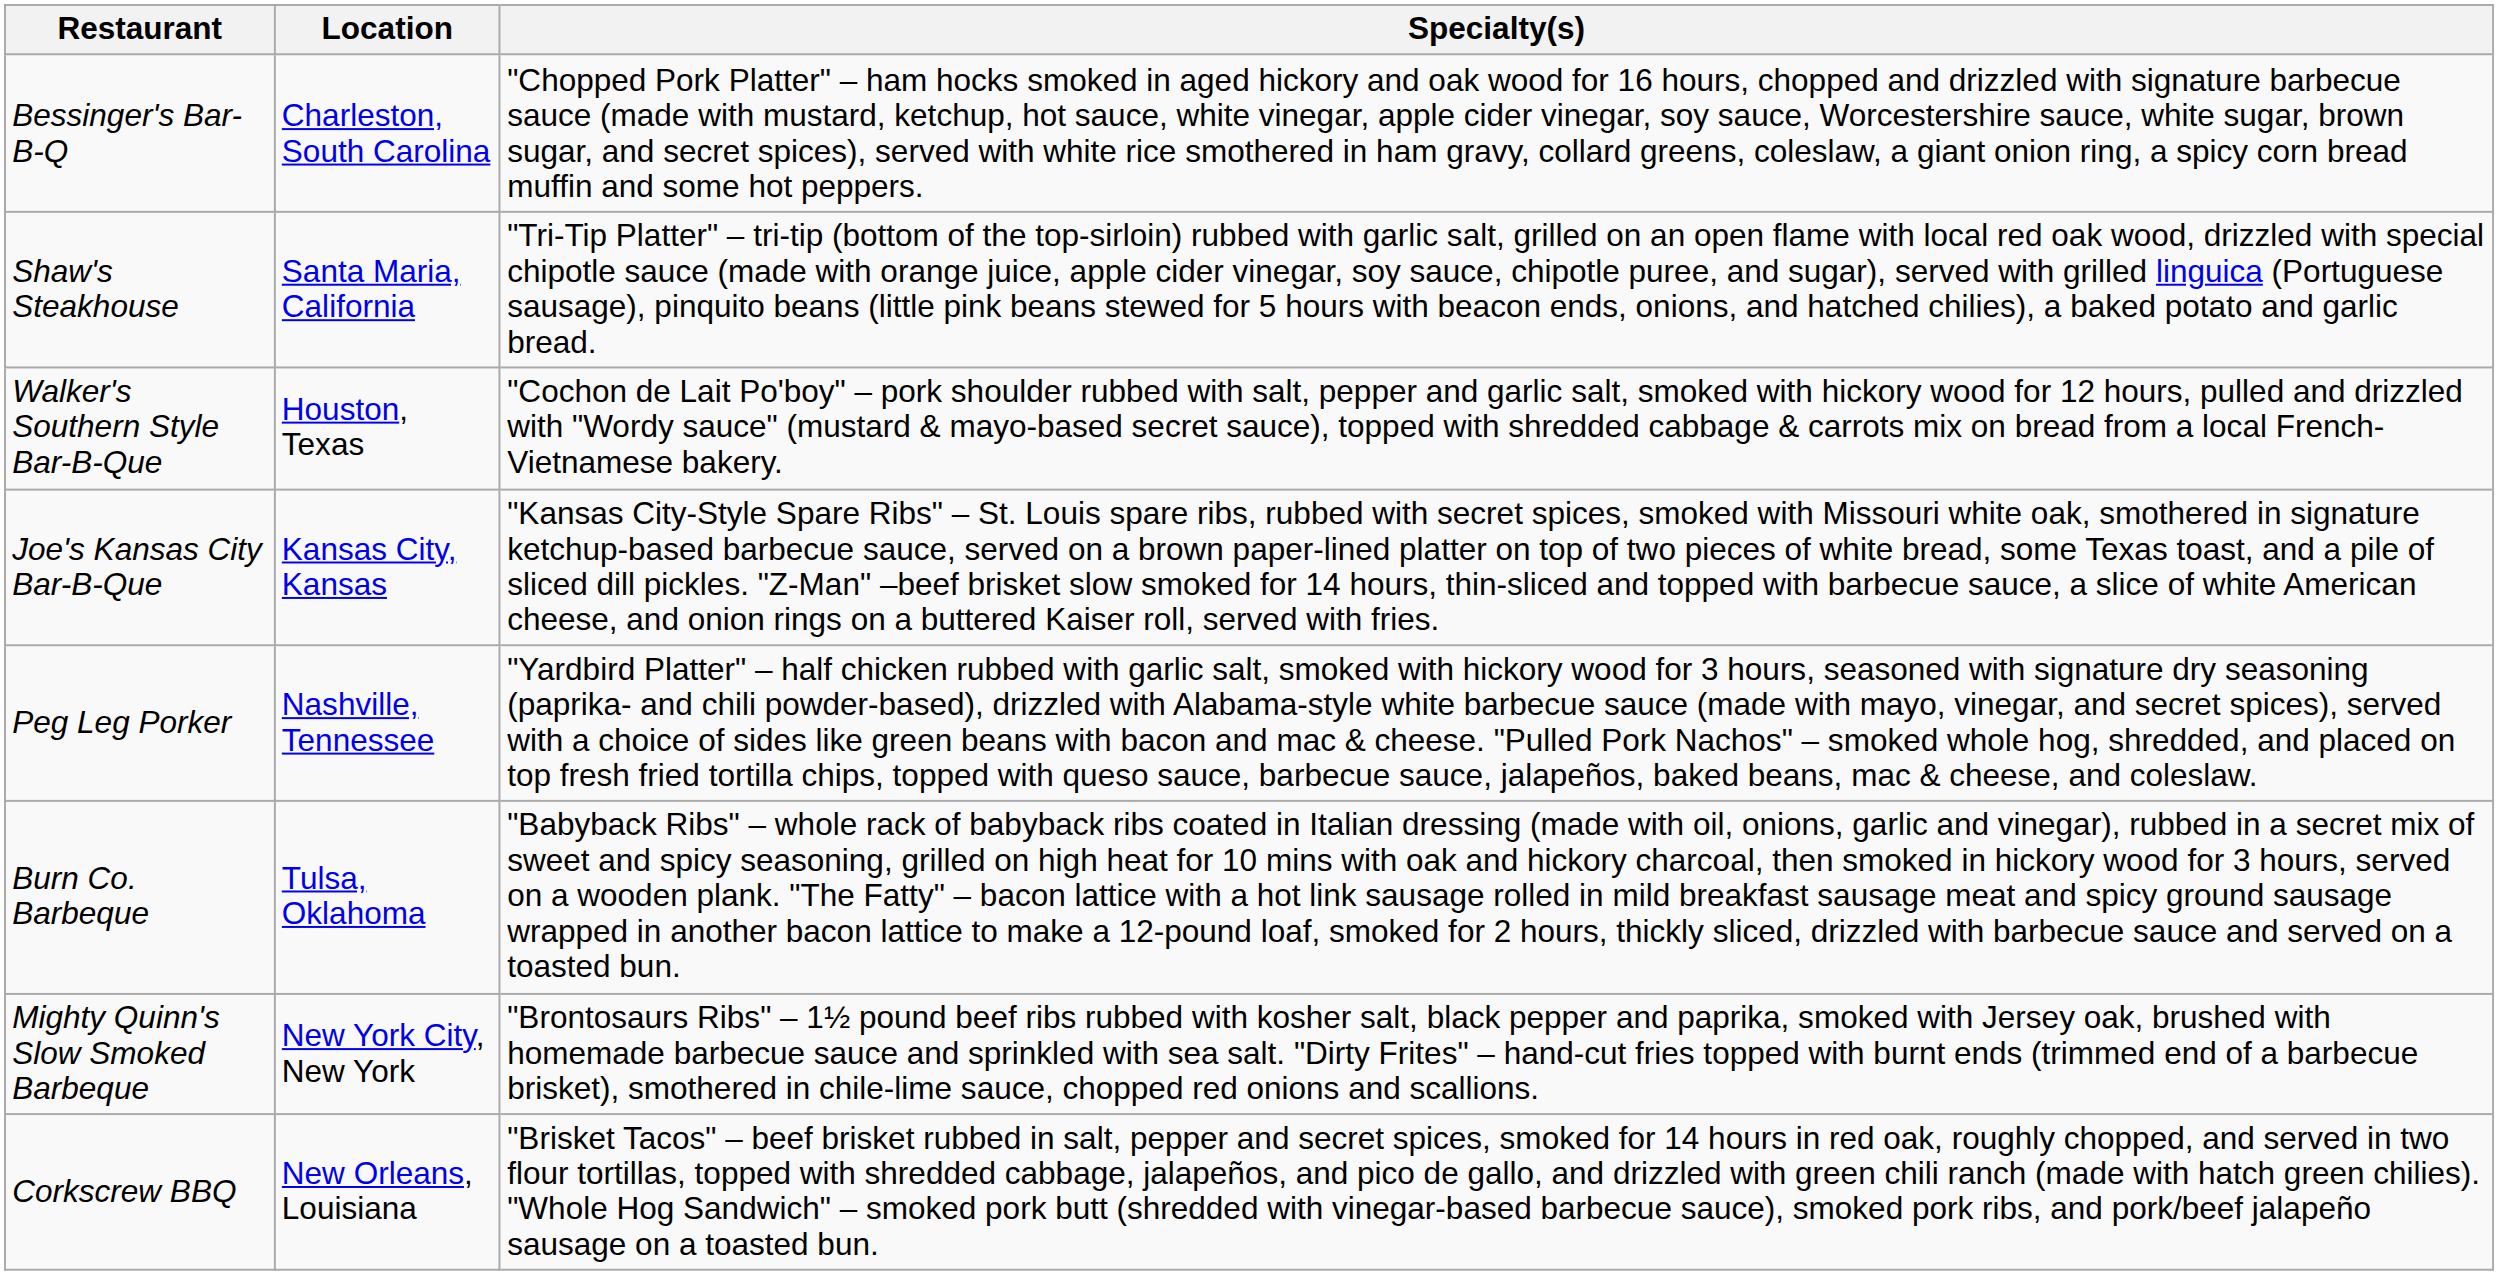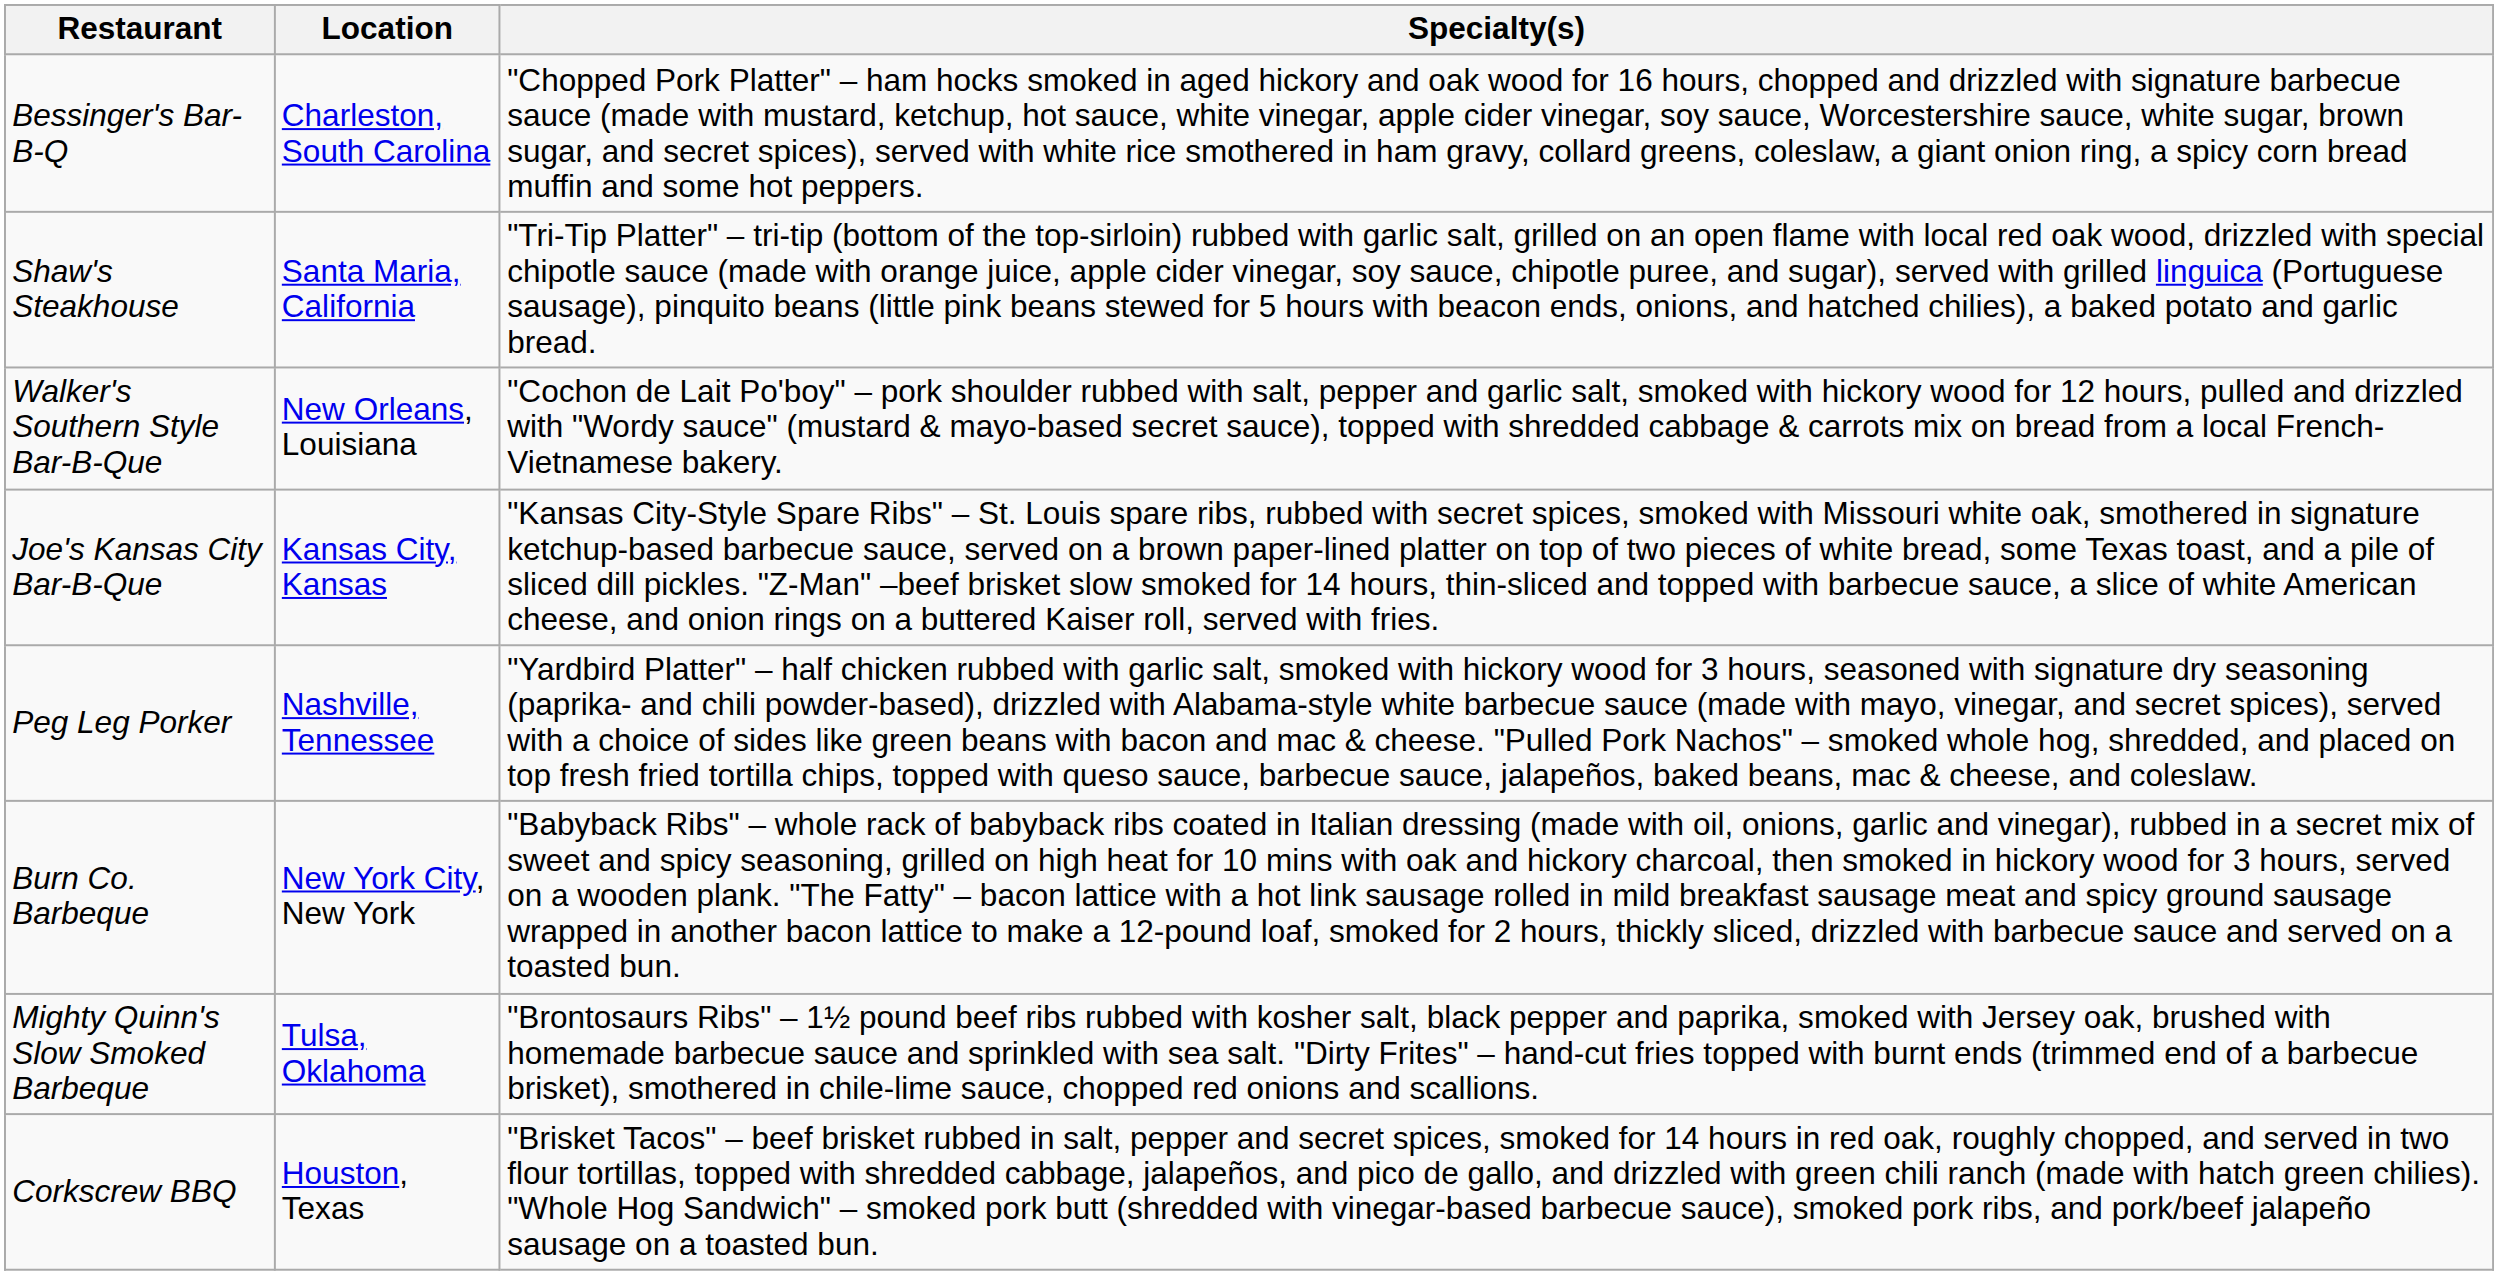(345, 427) Houston, Texas -> (377, 427) New Orleans, Louisiana
(354, 896) Tulsa, Oklahoma -> (383, 896) New York City, New York
(383, 1053) New York City, New York -> (354, 1053) Tulsa, Oklahoma
(377, 1191) New Orleans, Louisiana -> (345, 1191) Houston, Texas
